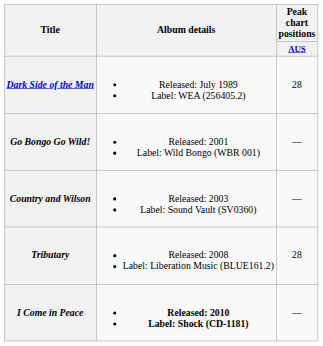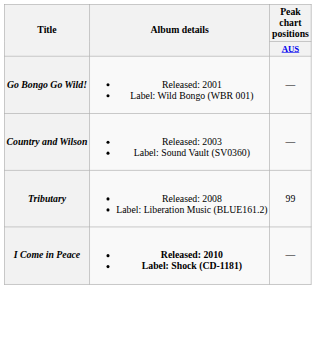- row: (50, 84)
(297, 255) 28 -> (290, 198) 99
